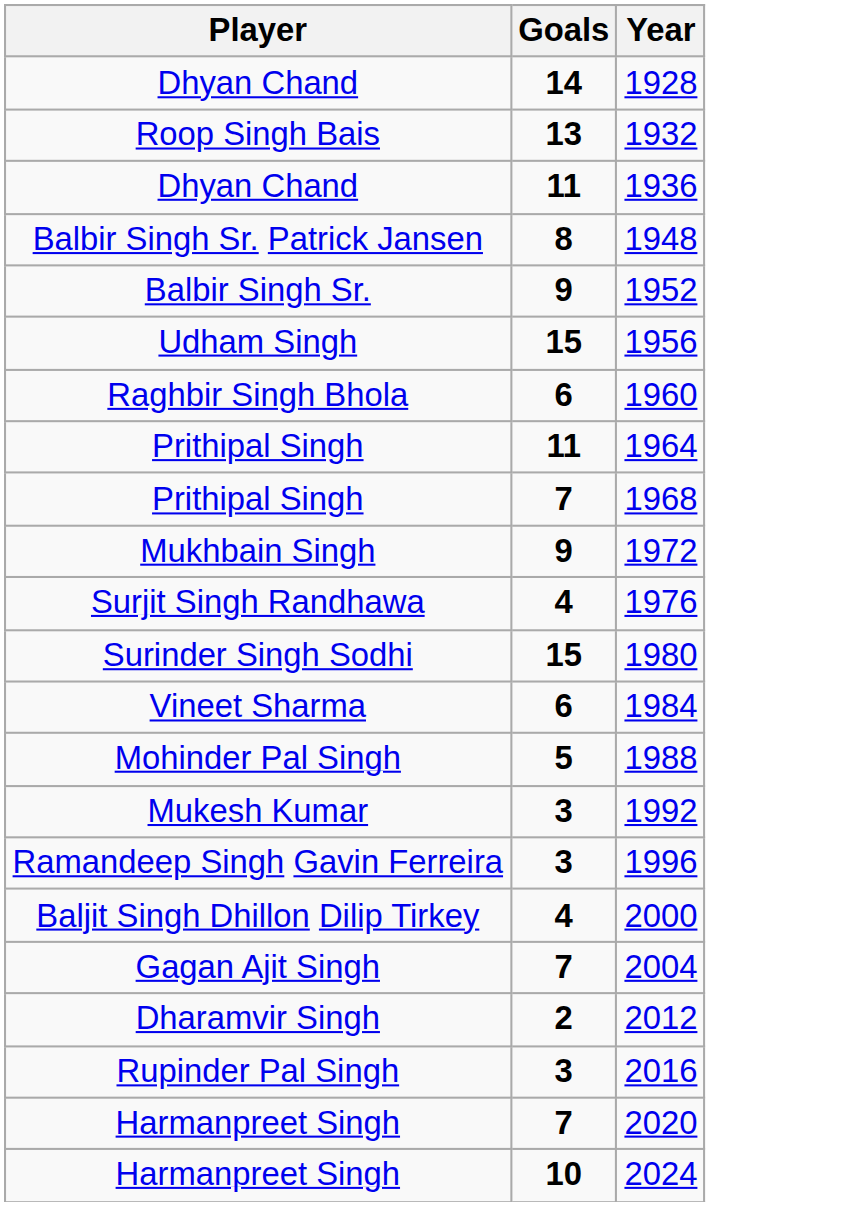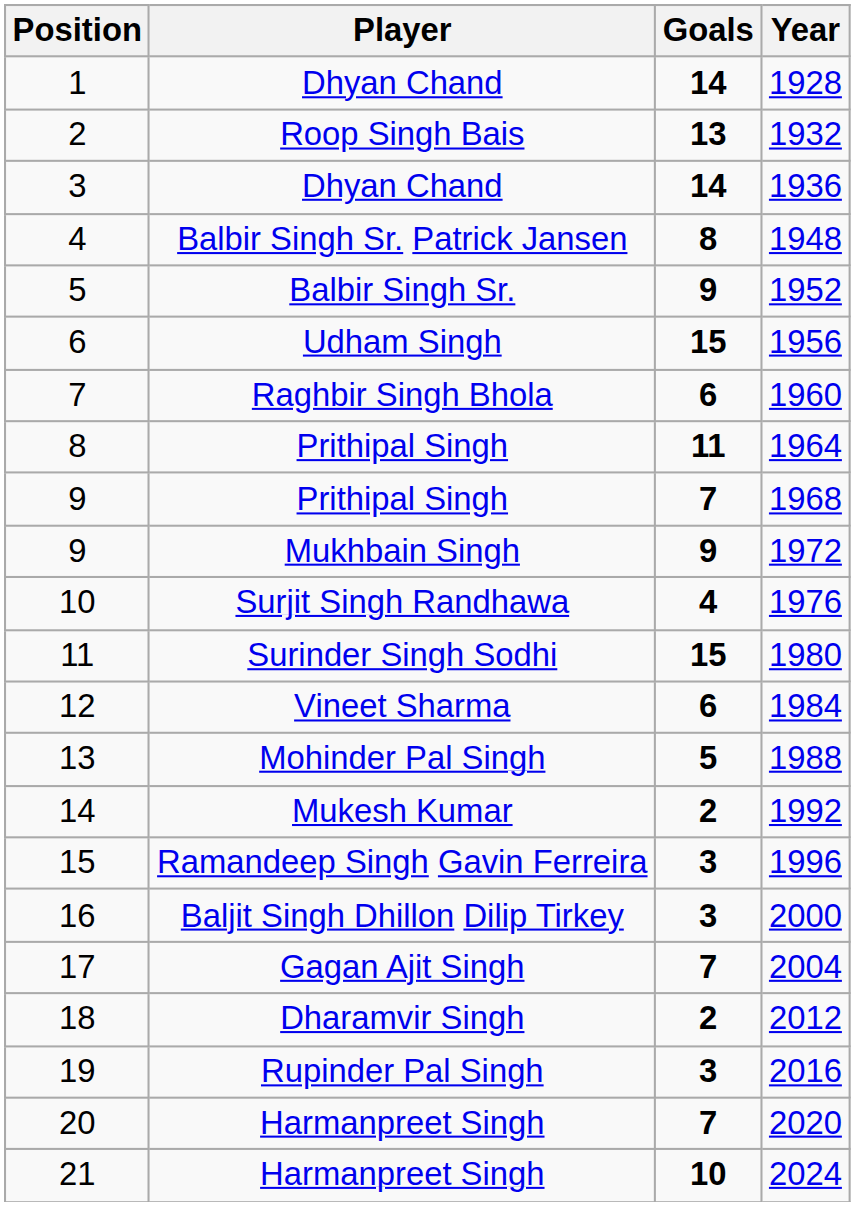+ column: (77, 30)
(564, 186) 11 -> (708, 186) 14
(564, 810) 3 -> (708, 810) 2
(564, 914) 4 -> (708, 914) 3
